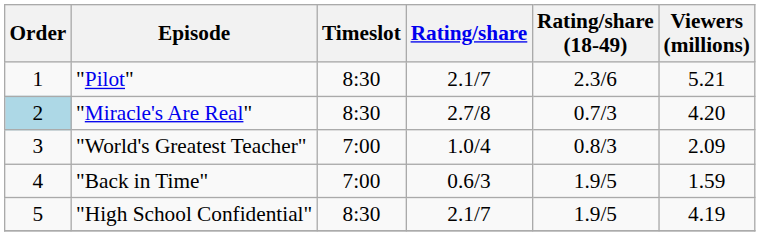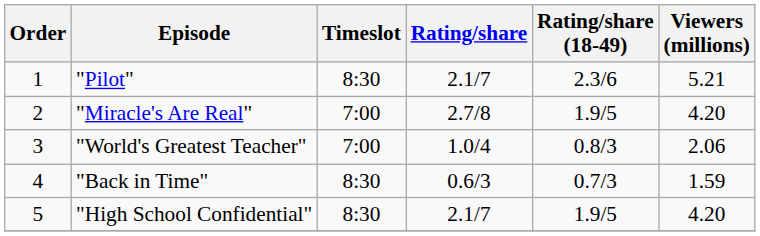(38, 112) lightblue background -> (38, 112) no background
(361, 112) 8:30 -> (361, 112) 7:00
(595, 112) 0.7/3 -> (595, 112) 1.9/5
(707, 146) 2.09 -> (707, 146) 2.06
(361, 180) 7:00 -> (361, 180) 8:30
(595, 180) 1.9/5 -> (595, 180) 0.7/3
(707, 214) 4.19 -> (707, 214) 4.20
